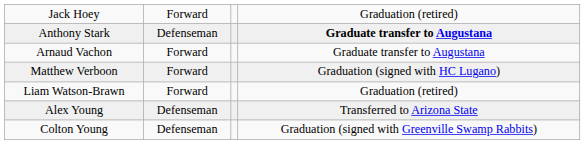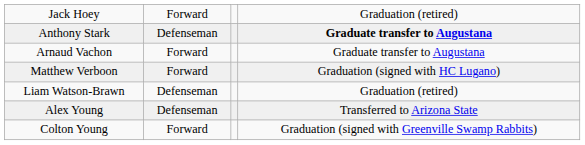(187, 91) Forward -> (187, 91) Defenseman
(187, 129) Defenseman -> (187, 129) Forward
